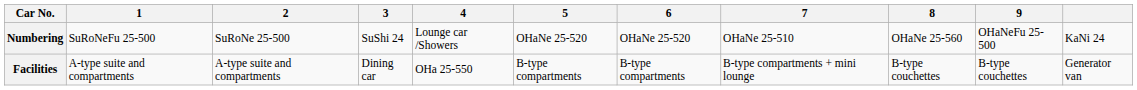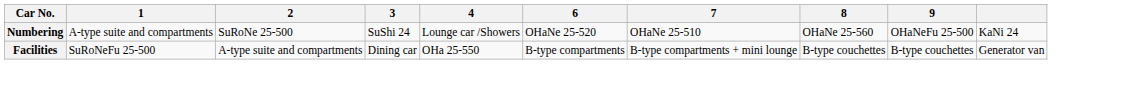- column: (565, 13)
(112, 38) SuRoNeFu 25-500 -> (141, 31) A-type suite and compartments
(107, 69) A-type suite and compartments -> (112, 50) SuRoNeFu 25-500
